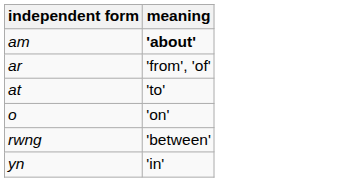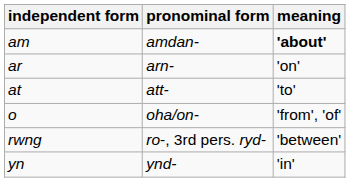+ column: (208, 16)
(179, 66) 'from', 'of' -> (288, 66) 'on'
(158, 115) 'on' -> (309, 115) 'from', 'of'
